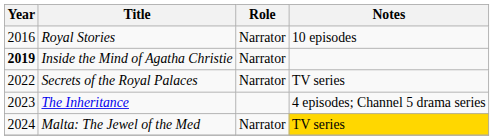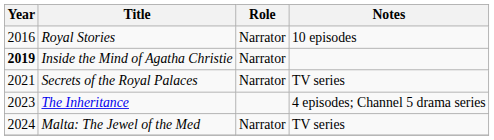(21, 80) 2022 -> (21, 80) 2021
(318, 124) gold background -> (318, 124) no background
